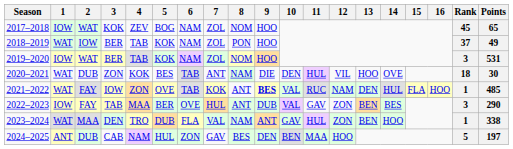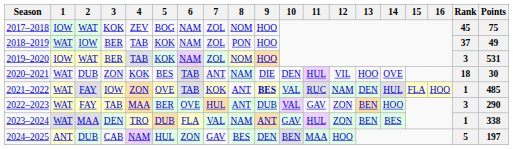(493, 27) 65 -> (493, 27) 75
(63, 105) IOW -> (63, 105) WAT
(393, 105) BES -> (393, 105) HOO
(393, 121) HOO -> (393, 121) BES
